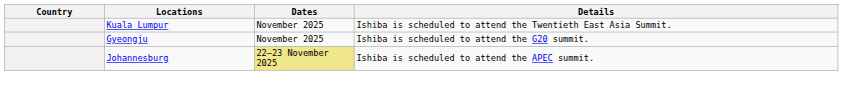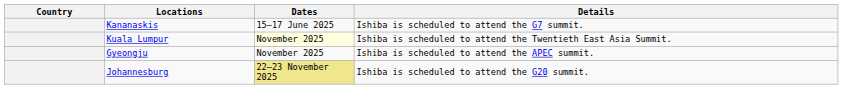+ row: (132, 25)
(290, 25) no background -> (290, 39) lightyellow background
(473, 39) Ishiba is scheduled to attend the G20 summit. -> (475, 53) Ishiba is scheduled to attend the APEC summit.
(475, 58) Ishiba is scheduled to attend the APEC summit. -> (473, 72) Ishiba is scheduled to attend the G20 summit.
